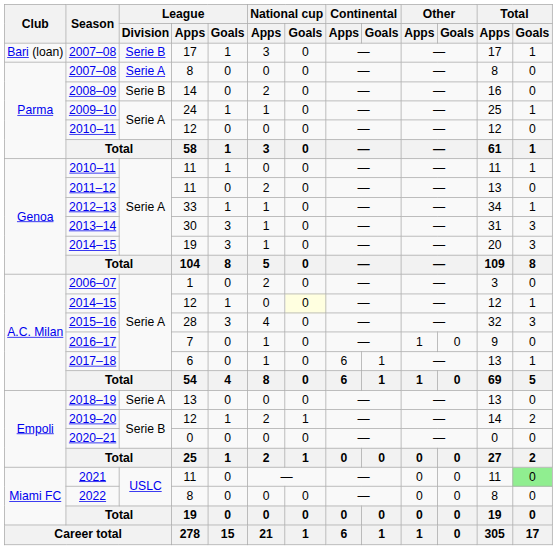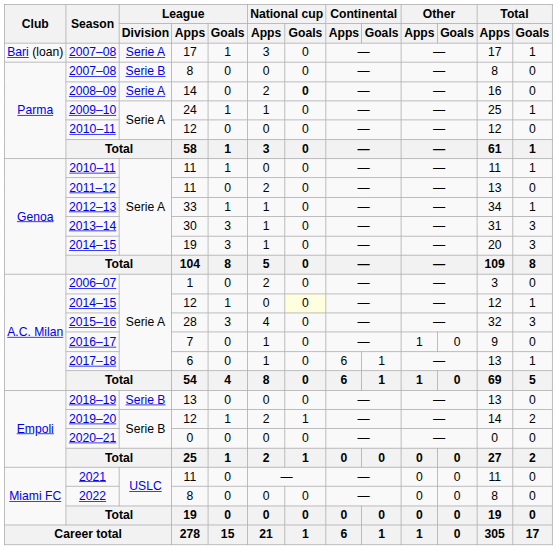(145, 52) Serie B -> (145, 52) Serie A
(145, 71) Serie A -> (145, 71) Serie B
(145, 91) Serie B -> (145, 91) Serie A
(305, 91) normal -> (305, 91) bold
(145, 399) Serie A -> (145, 399) Serie B
(532, 476) lightgreen background -> (532, 476) no background
